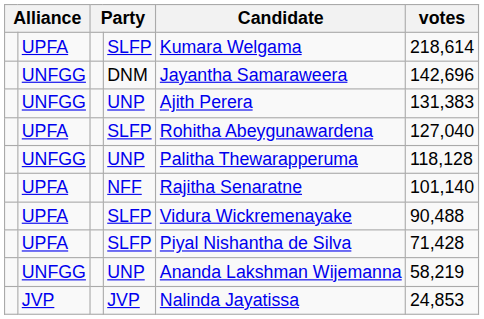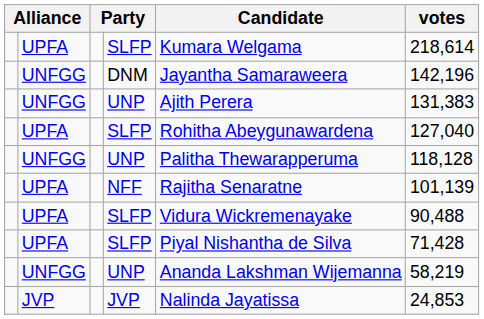(442, 74) 142,696 -> (442, 74) 142,196
(442, 187) 101,140 -> (442, 187) 101,139
